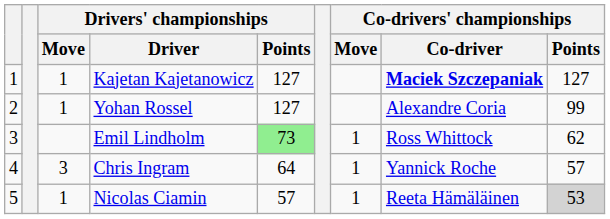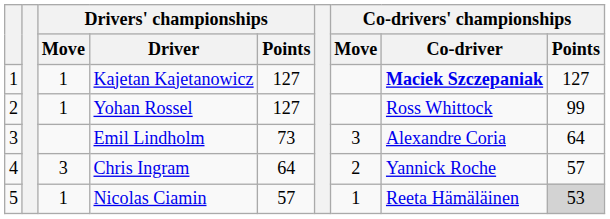(446, 108) Alexandre Coria -> (439, 108) Ross Whittock
(286, 138) lightgreen background -> (286, 138) no background
(356, 138) 1 -> (356, 138) 3
(439, 138) Ross Whittock -> (446, 138) Alexandre Coria
(576, 138) 62 -> (576, 138) 64
(356, 168) 1 -> (356, 168) 2
